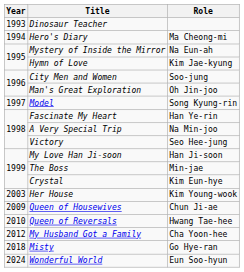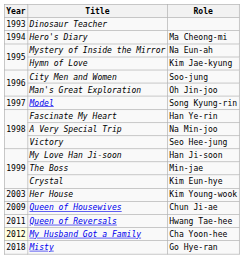(16, 221) 2010 -> (16, 221) 2011
(16, 234) no background -> (16, 234) lightyellow background
- row: (66, 260)
